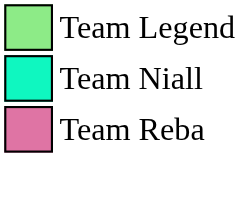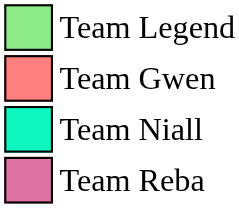+ row: (138, 77)
